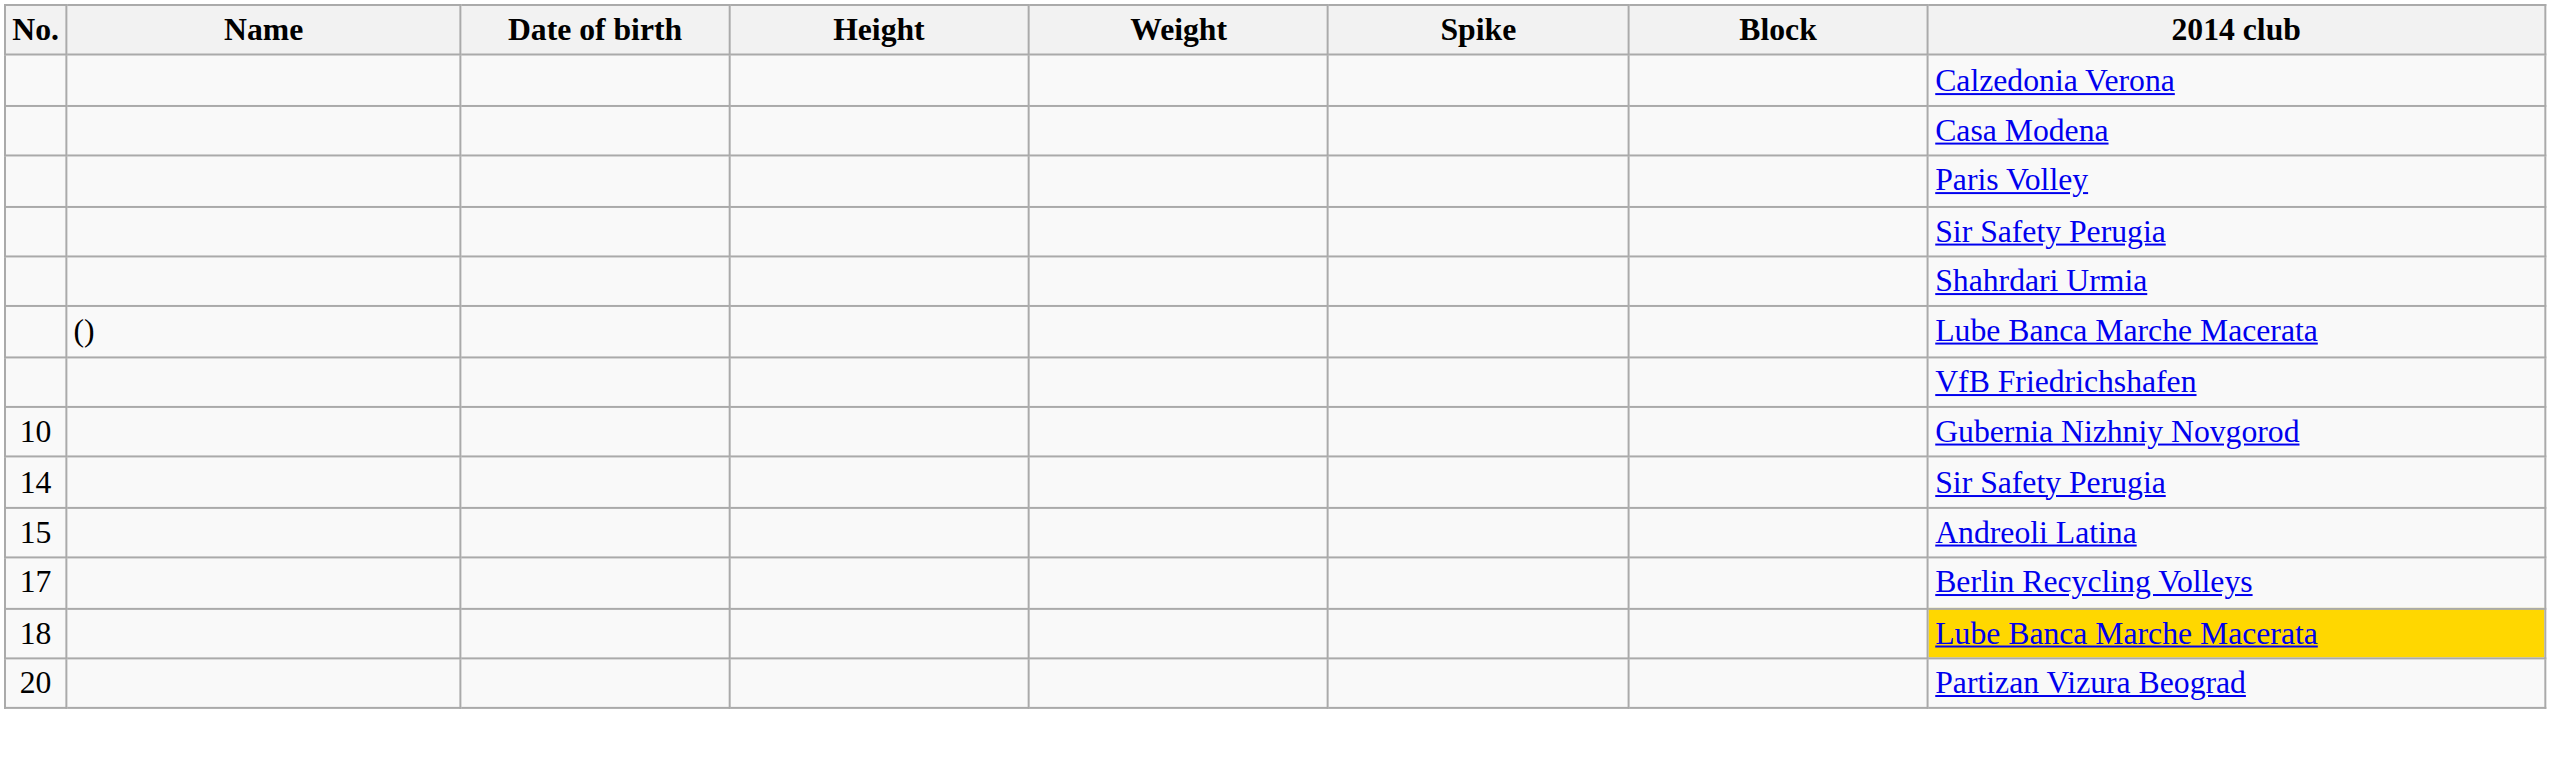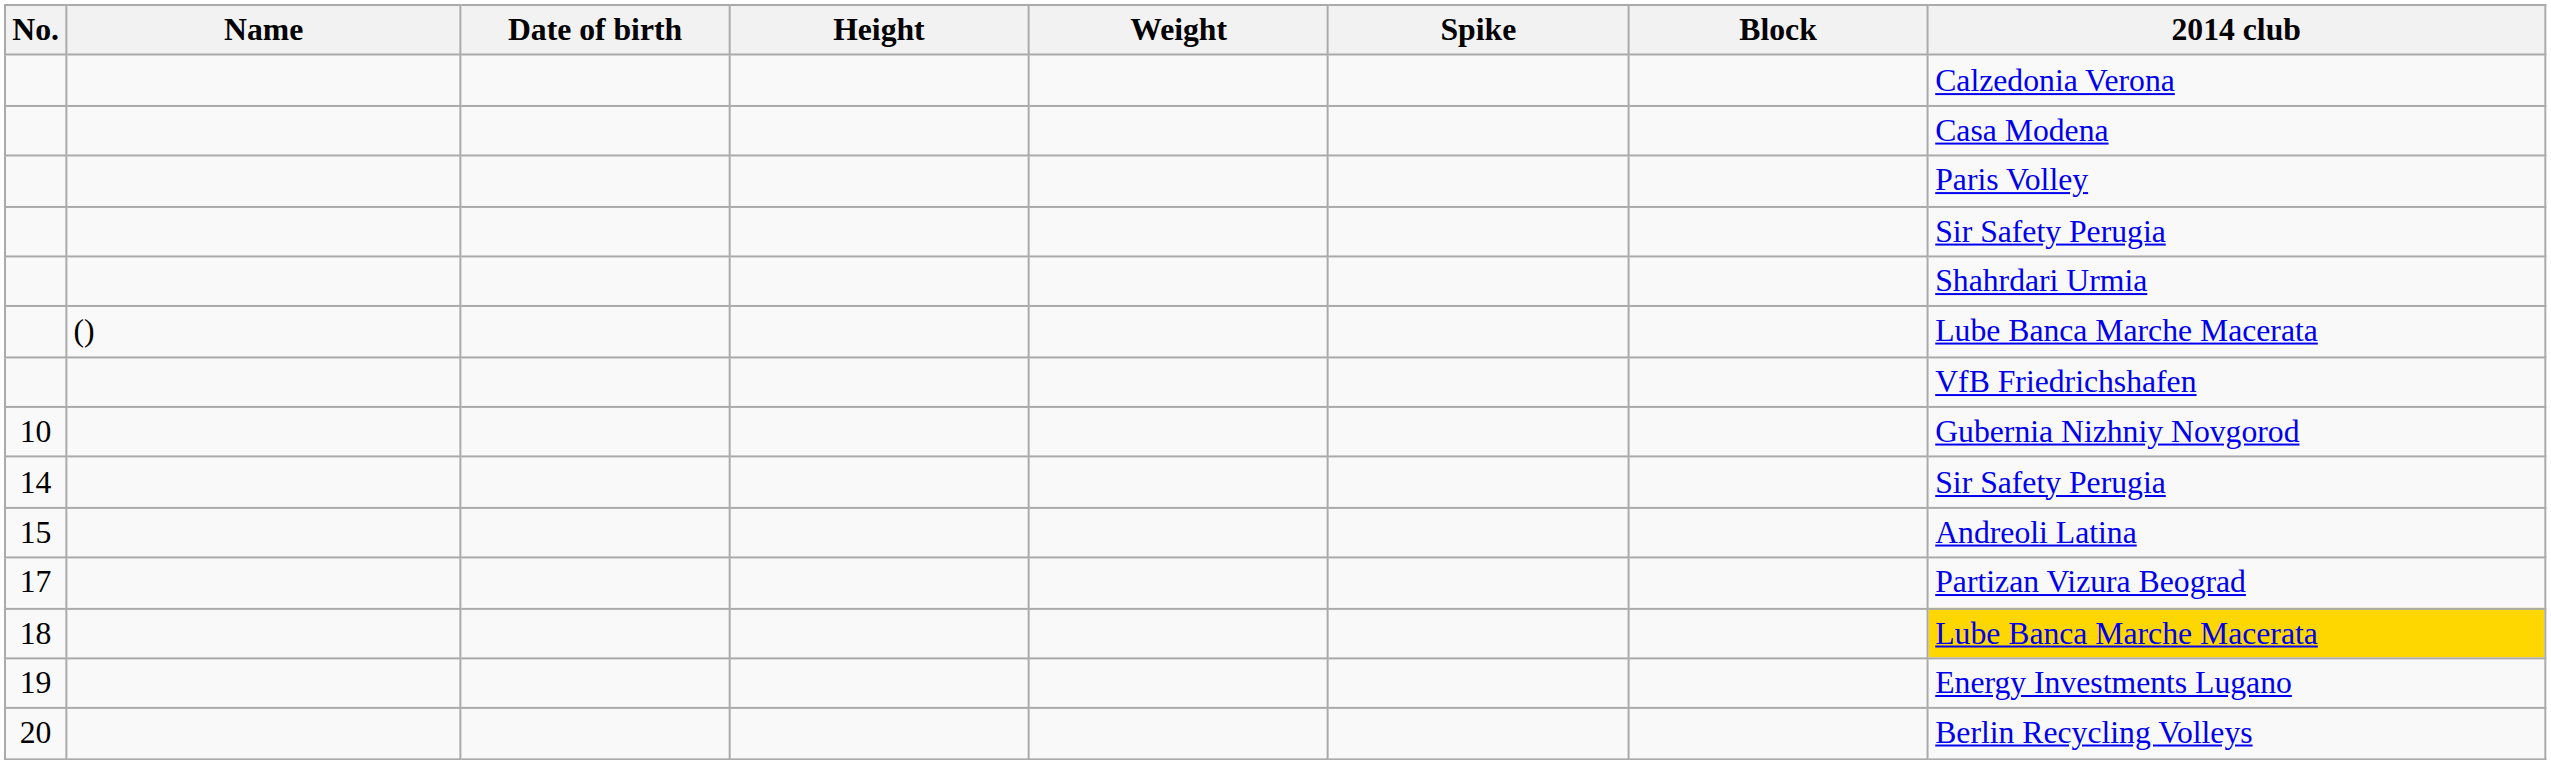(2094, 582) Berlin Recycling Volleys -> (2091, 582) Partizan Vizura Beograd
+ row: (36, 682)
(2091, 682) Partizan Vizura Beograd -> (2094, 733) Berlin Recycling Volleys
